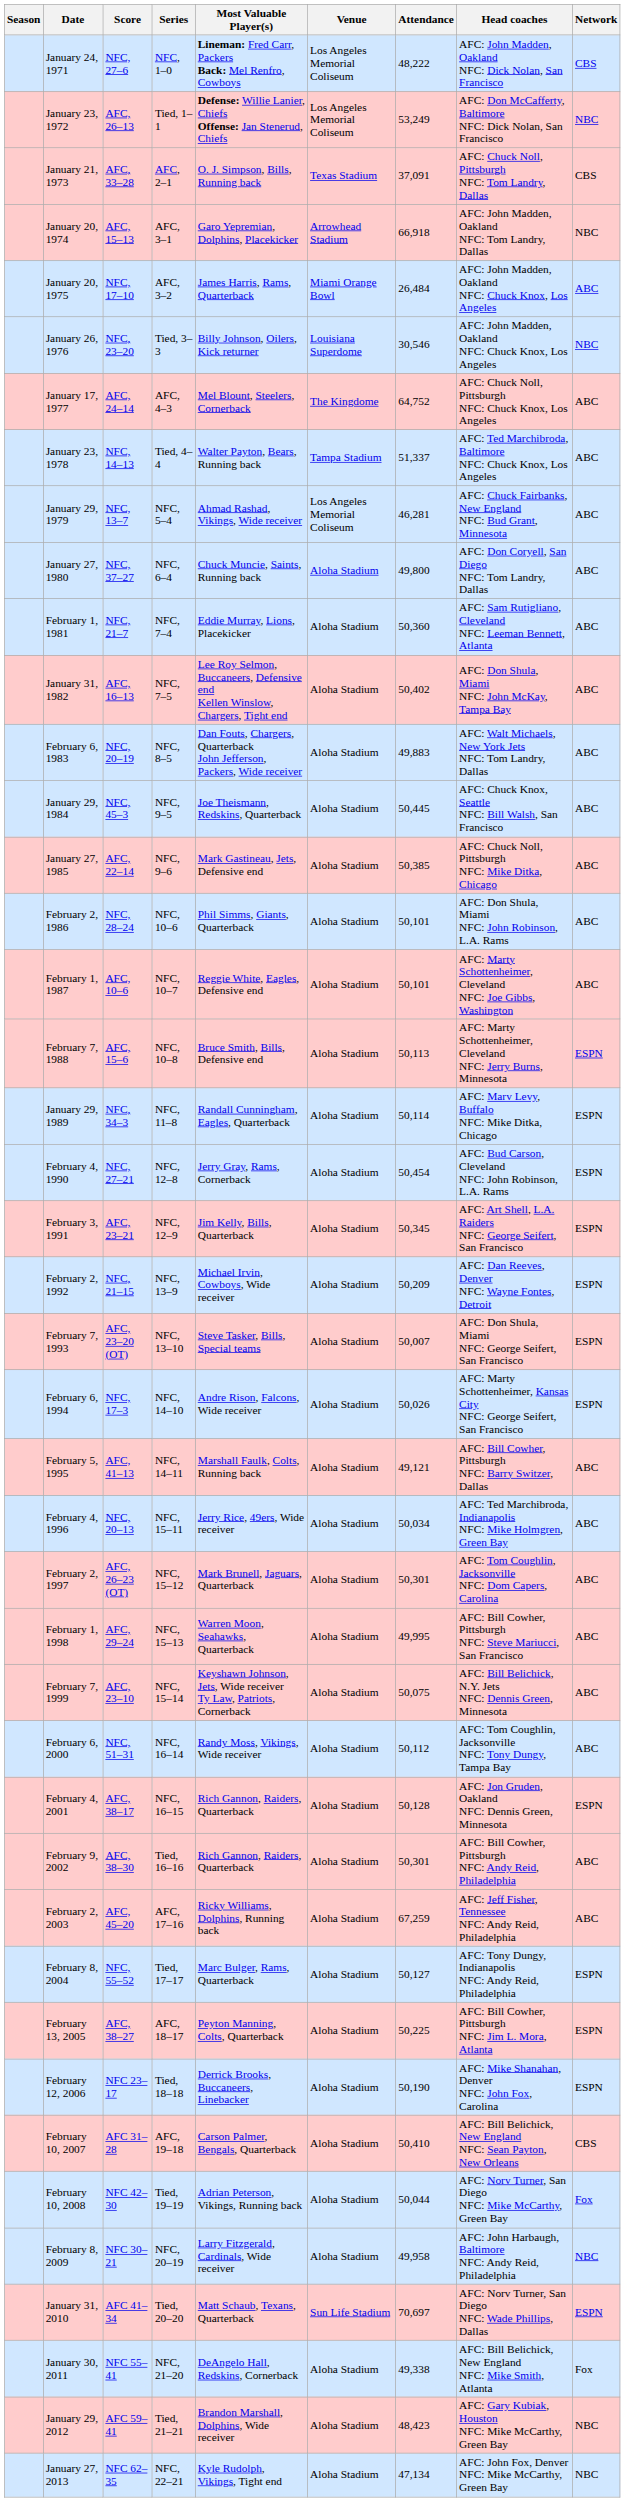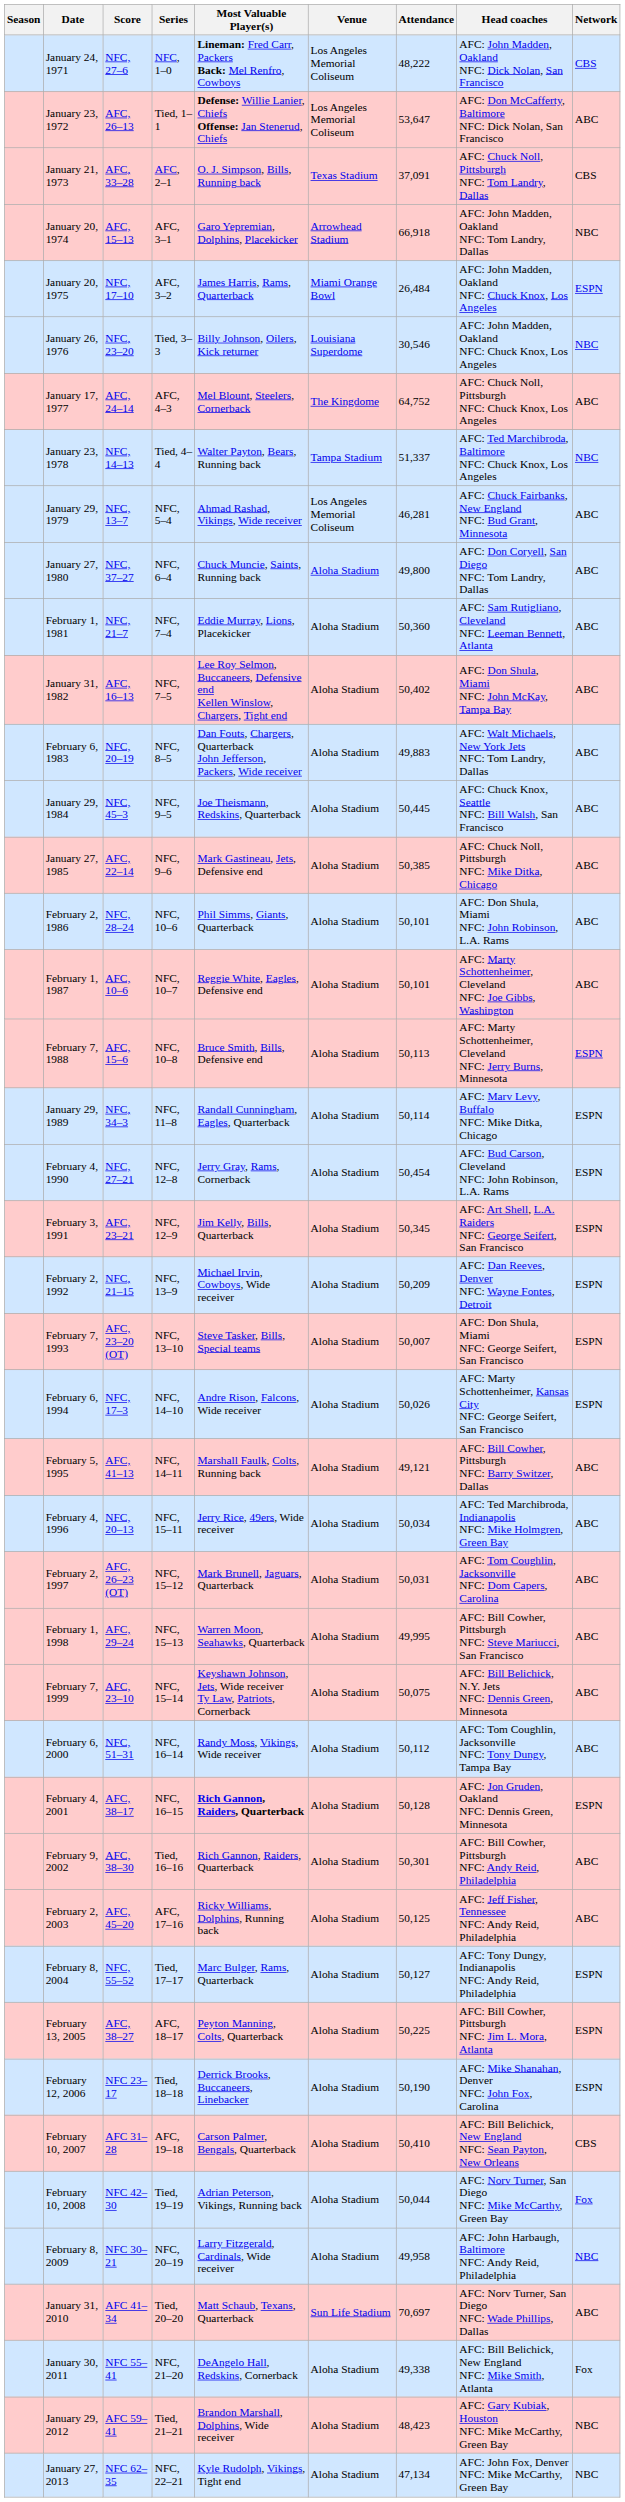(414, 119) 53,249 -> (414, 119) 53,647
(587, 119) NBC -> (587, 119) ABC
(587, 288) ABC -> (589, 288) ESPN
(587, 457) ABC -> (587, 457) NBC
(414, 1579) 50,301 -> (414, 1579) 50,031
(250, 1805) normal -> (251, 1805) bold
(414, 1917) 67,259 -> (414, 1917) 50,125
(589, 2312) ESPN -> (587, 2312) ABC
